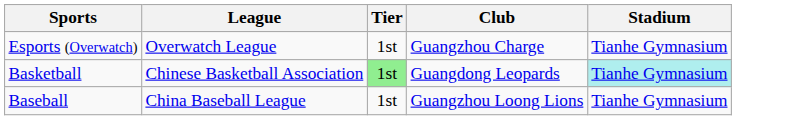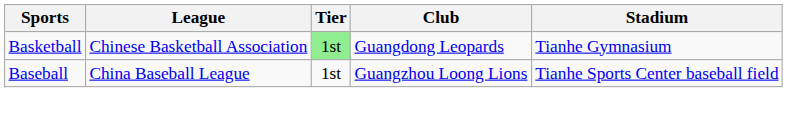- row: (73, 45)
(659, 73) paleturquoise background -> (603, 45) no background
(659, 100) Tianhe Gymnasium -> (657, 73) Tianhe Sports Center baseball field
